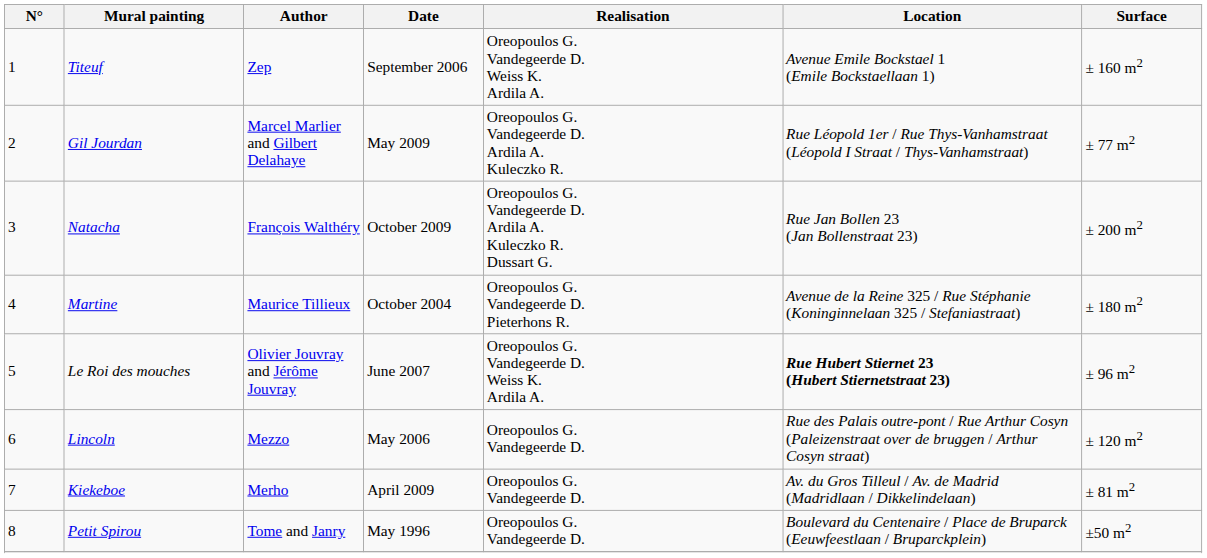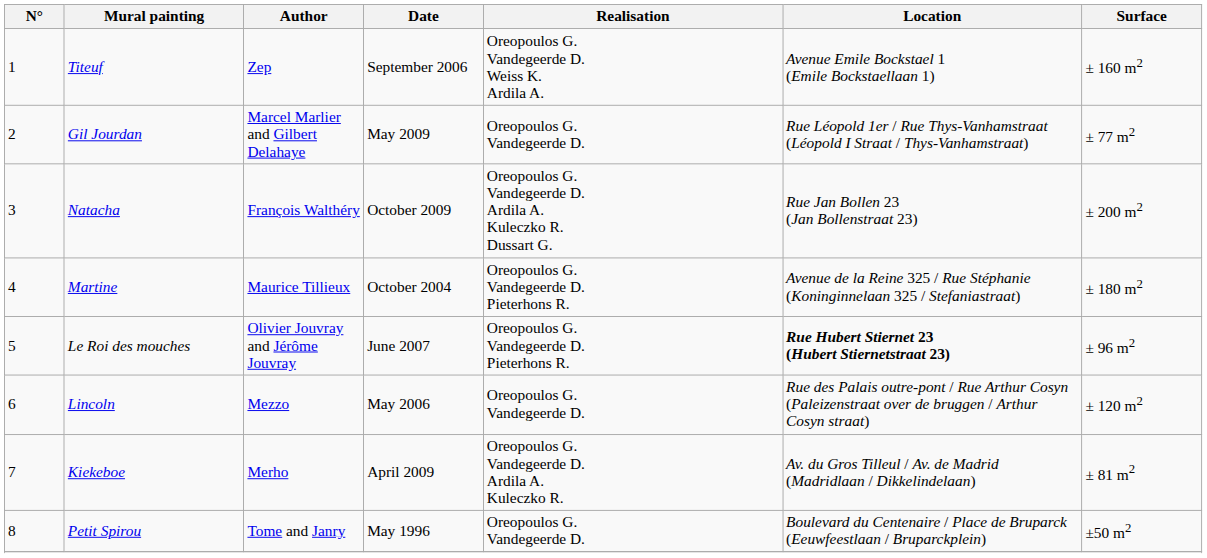(536, 143) Oreopoulos G. Vandegeerde D. Ardila A. Kuleczko R. -> (536, 134) Oreopoulos G. Vandegeerde D.
(536, 371) Oreopoulos G. Vandegeerde D. Weiss K. Ardila A. -> (536, 345) Oreopoulos G. Vandegeerde D. Pieterhons R.
(536, 489) Oreopoulos G. Vandegeerde D. -> (536, 472) Oreopoulos G. Vandegeerde D. Ardila A. Kuleczko R.
